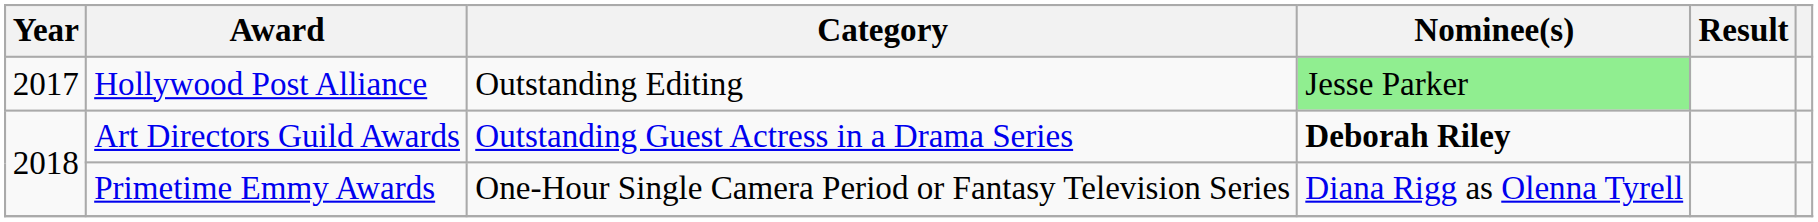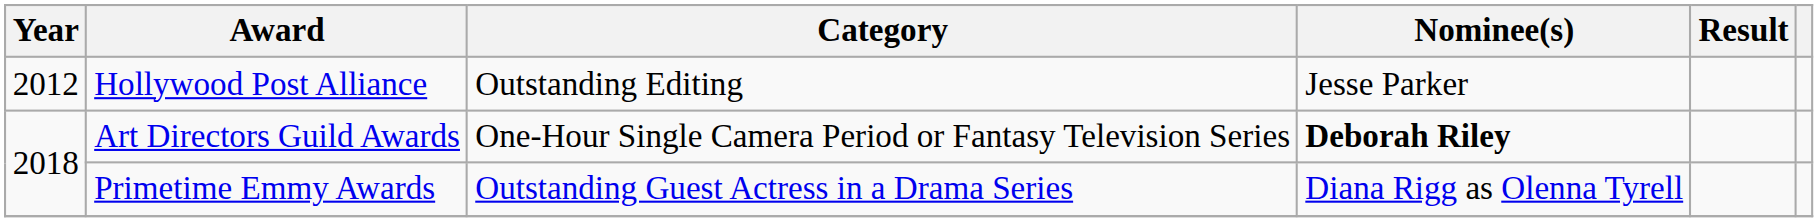(46, 83) 2017 -> (46, 83) 2012
(1387, 83) lightgreen background -> (1387, 83) no background
(774, 135) Outstanding Guest Actress in a Drama Series -> (883, 135) One-Hour Single Camera Period or Fantasy Television Series
(883, 188) One-Hour Single Camera Period or Fantasy Television Series -> (774, 188) Outstanding Guest Actress in a Drama Series
